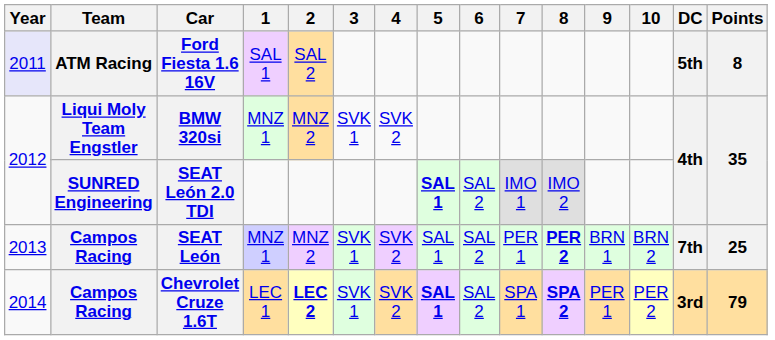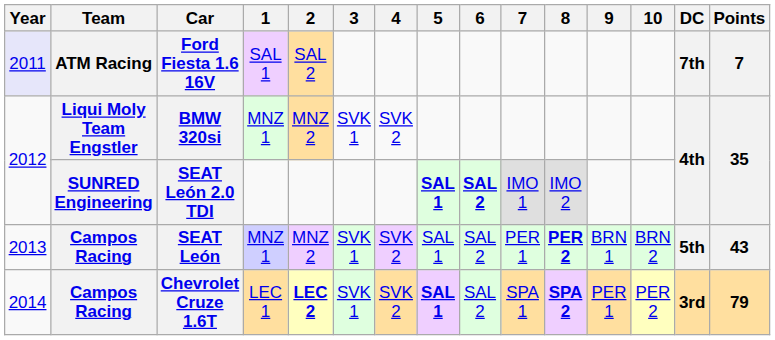(690, 63) 5th -> (692, 63) 7th
(737, 63) 8 -> (739, 63) 7
(479, 192) normal -> (480, 192) bold
(690, 247) 7th -> (692, 247) 5th
(737, 247) 25 -> (739, 247) 43
